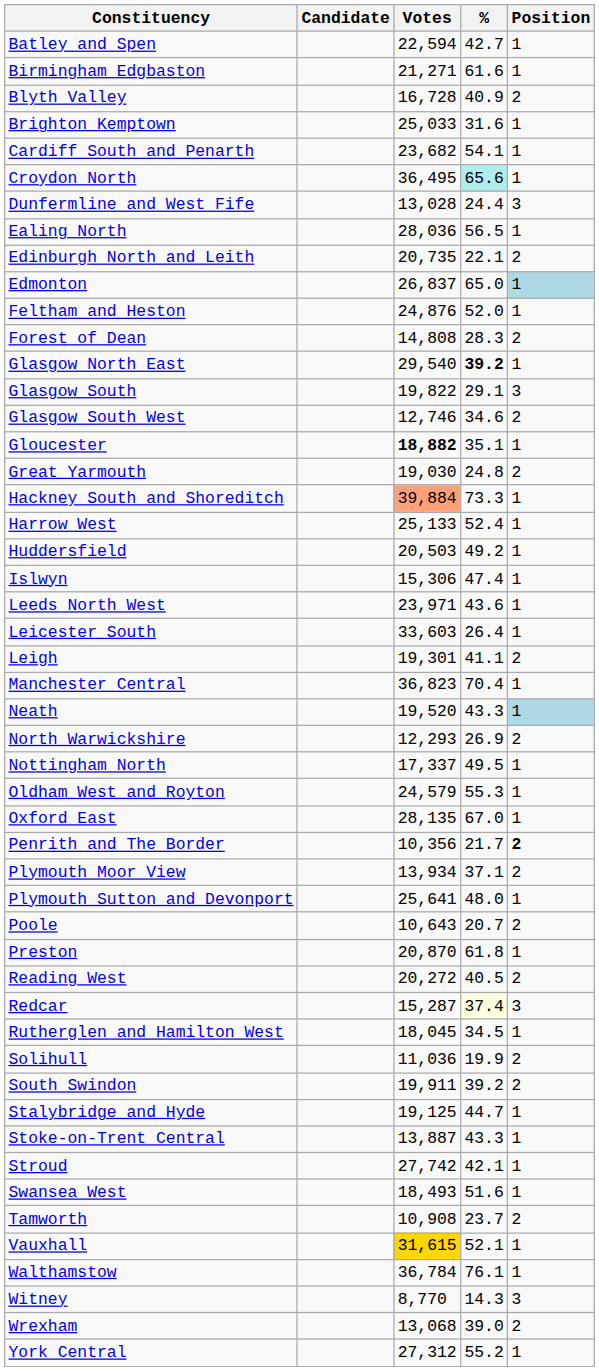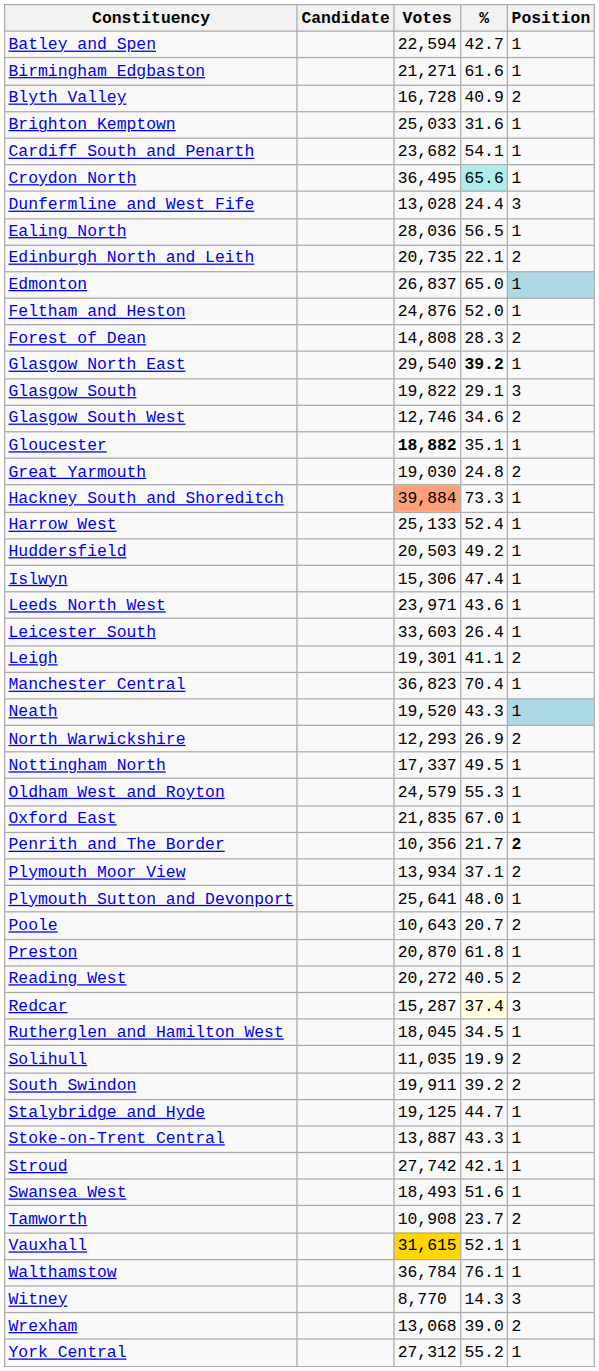(427, 819) 28,135 -> (427, 819) 21,835
(427, 1059) 11,036 -> (427, 1059) 11,035
